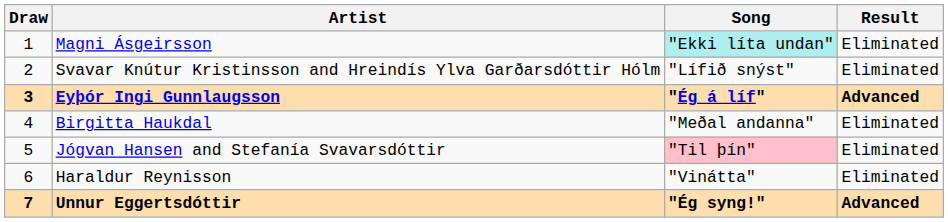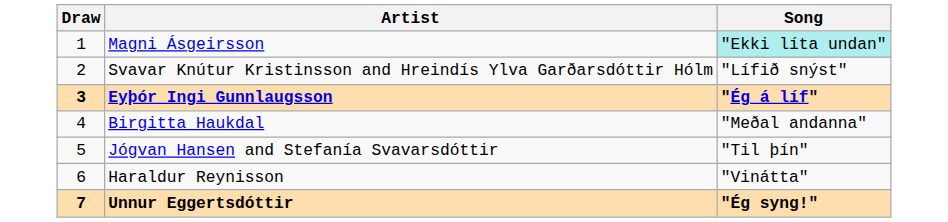- column: (890, 18)
(712, 150) pink background -> (765, 150) no background
